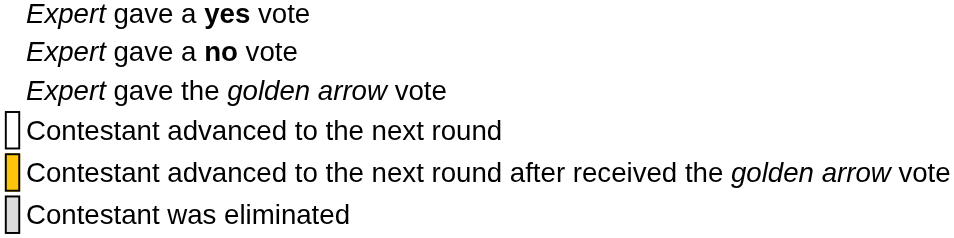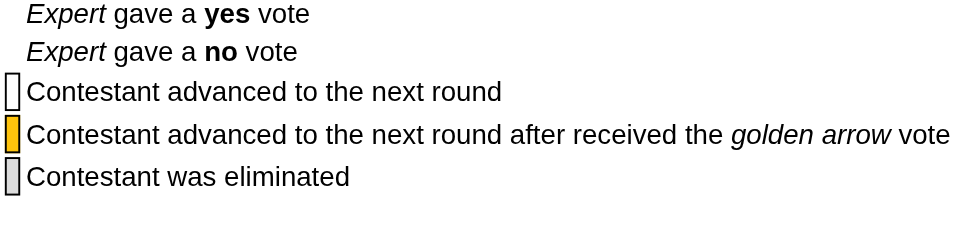- row: (236, 90)
